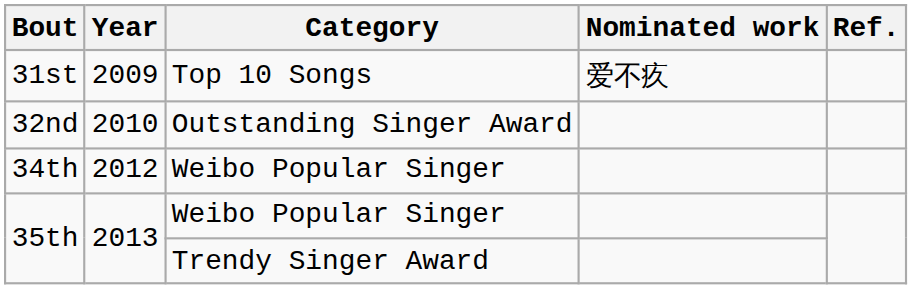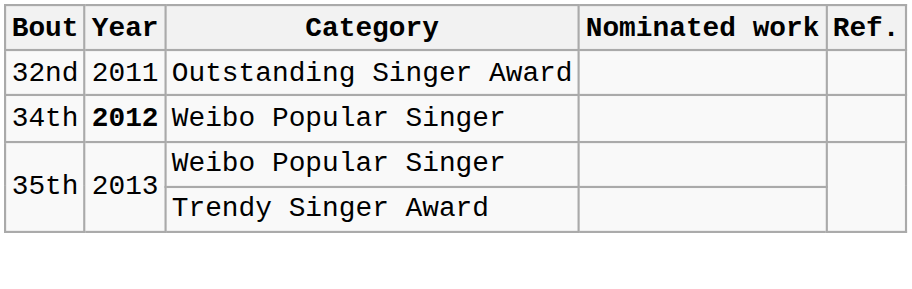- row: (45, 76)
(125, 125) 2010 -> (125, 73) 2011
(125, 170) normal -> (125, 118) bold
